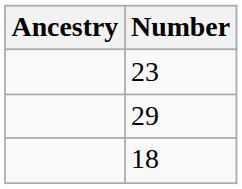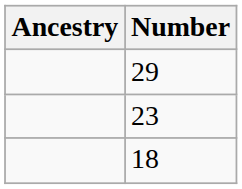rows swapped: (145, 115) <-> (145, 71)
